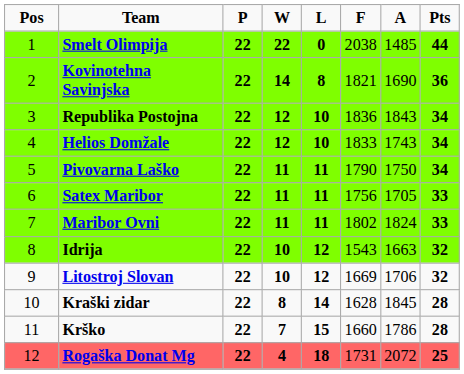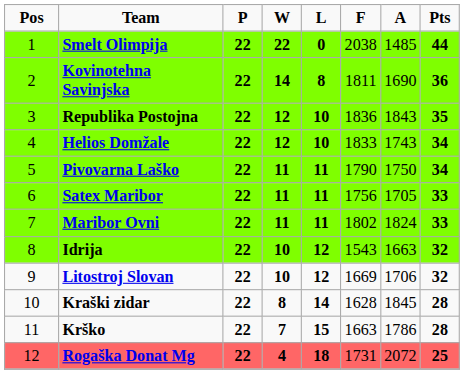(361, 80) 1821 -> (361, 80) 1811
(440, 116) 34 -> (440, 116) 35
(361, 329) 1660 -> (361, 329) 1663
